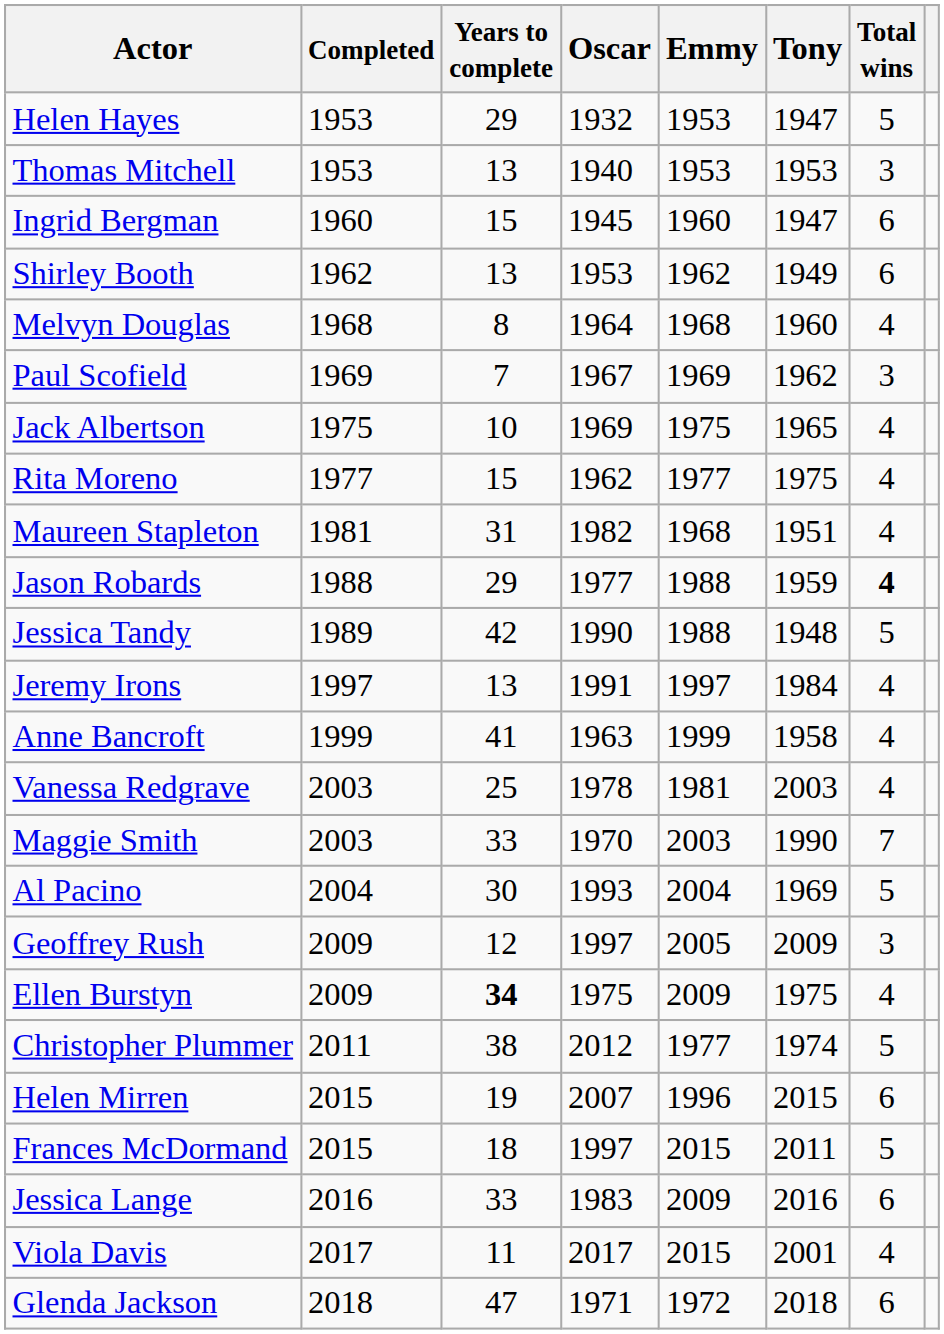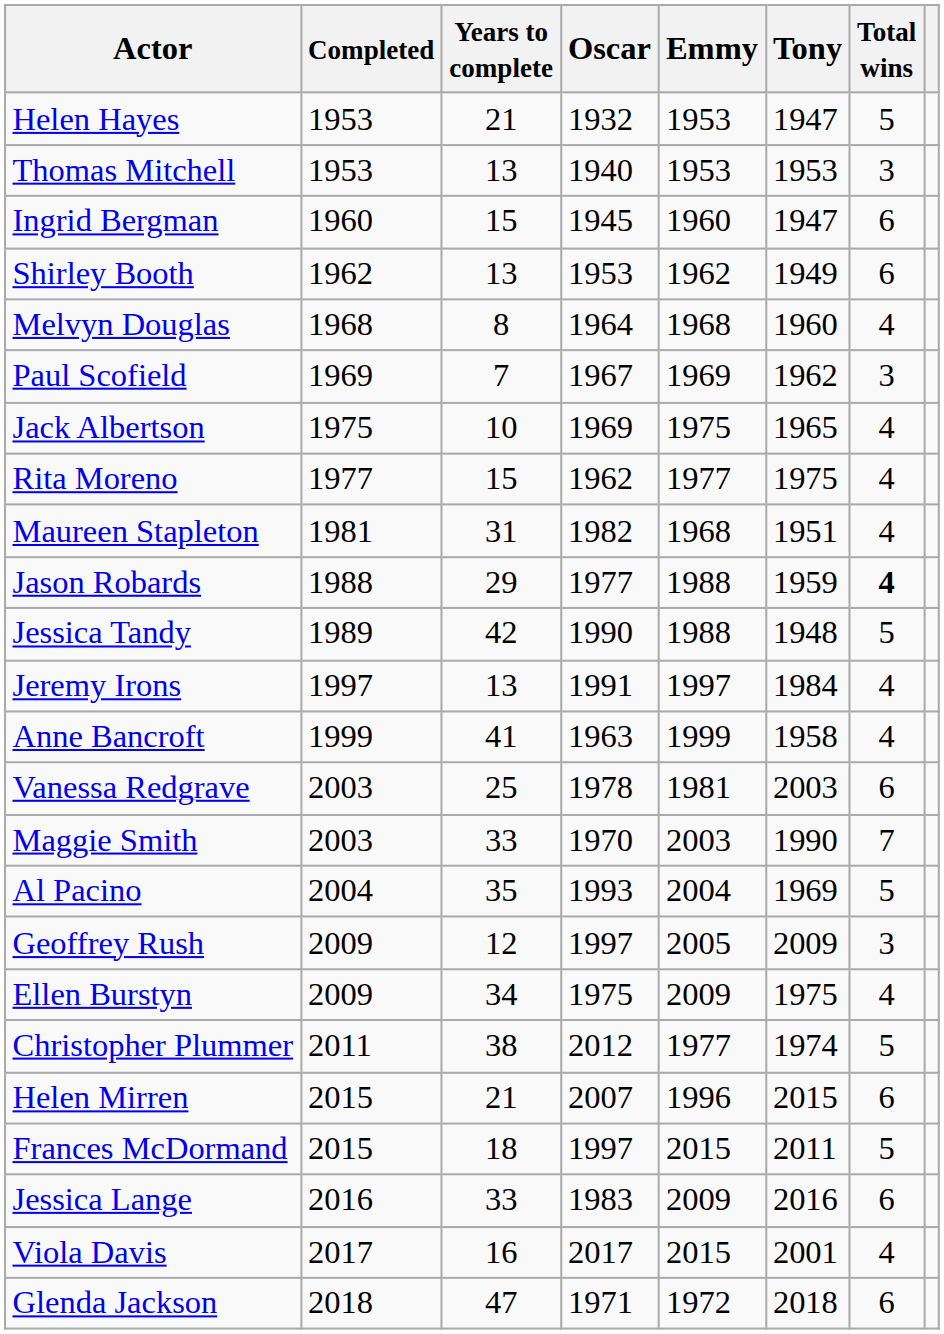(501, 118) 29 -> (501, 118) 21
(887, 787) 4 -> (887, 787) 6
(501, 890) 30 -> (501, 890) 35
(501, 993) bold -> (501, 993) normal
(501, 1097) 19 -> (501, 1097) 21
(501, 1251) 11 -> (501, 1251) 16
